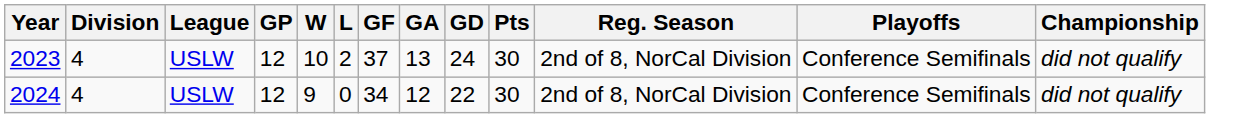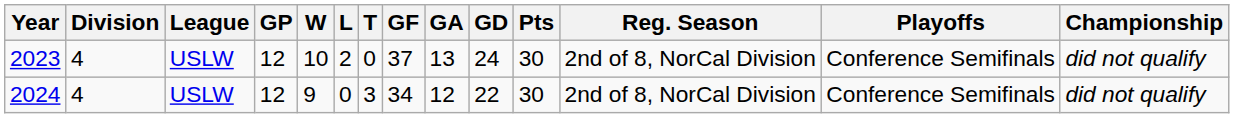+ column: (370, 22)
